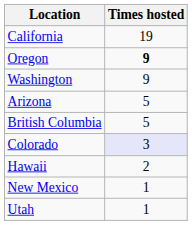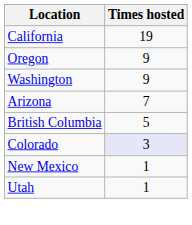(146, 58) bold -> (146, 58) normal
(146, 101) 5 -> (146, 101) 7
- row: (27, 166)
